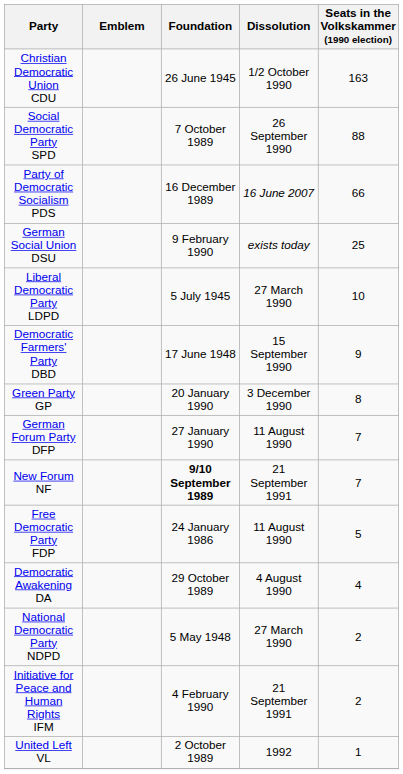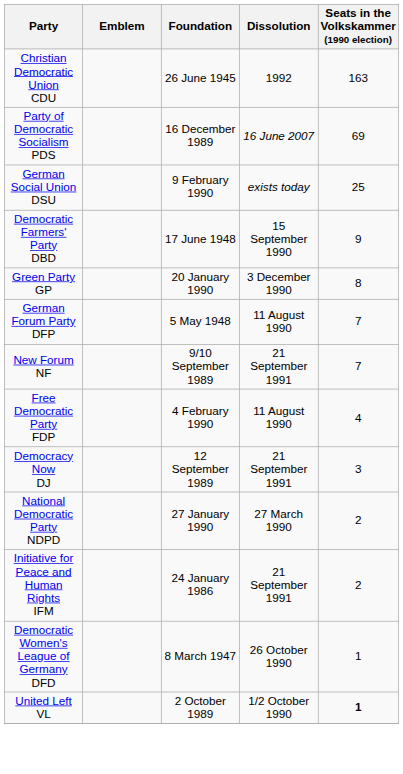(279, 78) 1/2 October 1990 -> (279, 78) 1992
- row: (44, 136)
(358, 194) 66 -> (358, 136) 69
- row: (44, 296)
(200, 437) 27 January 1990 -> (200, 322) 5 May 1948
(200, 482) bold -> (200, 366) normal
(200, 534) 24 January 1986 -> (200, 418) 4 February 1990
(358, 534) 5 -> (358, 418) 4
- row: (44, 585)
+ row: (44, 469)
(200, 636) 5 May 1948 -> (200, 520) 27 January 1990
(200, 701) 4 February 1990 -> (200, 585) 24 January 1986
+ row: (44, 656)
(279, 752) 1992 -> (279, 707) 1/2 October 1990
(358, 752) normal -> (358, 707) bold
